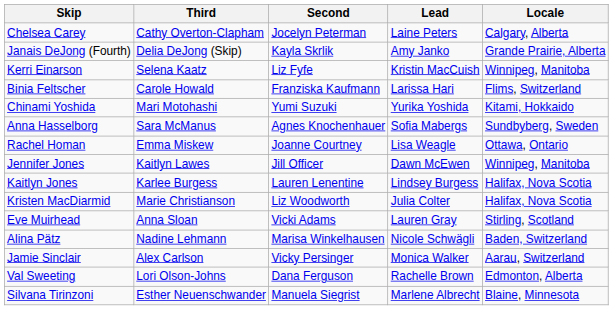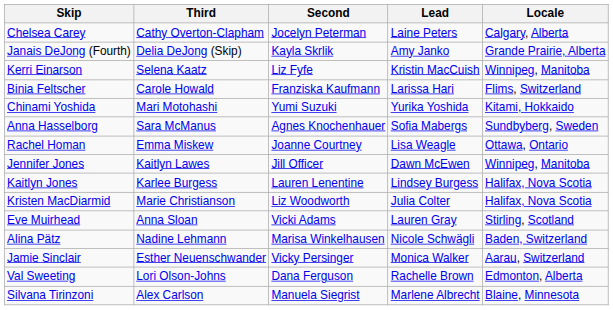(170, 257) Alex Carlson -> (201, 257) Esther Neuenschwander
(201, 295) Esther Neuenschwander -> (170, 295) Alex Carlson
